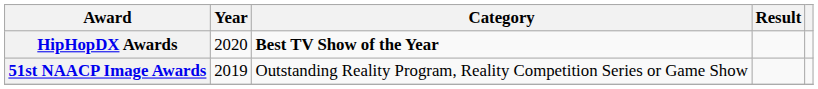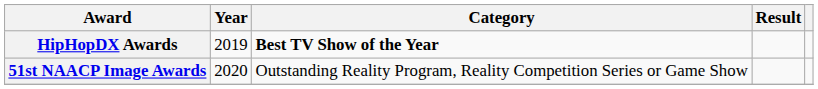(231, 44) 2020 -> (231, 44) 2019
(231, 71) 2019 -> (231, 71) 2020
